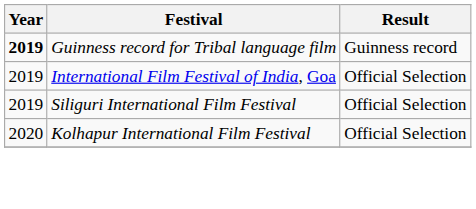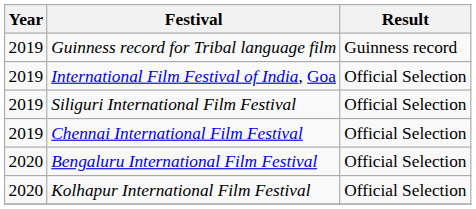(26, 47) bold -> (26, 47) normal
+ row: (177, 133)
+ row: (184, 161)
